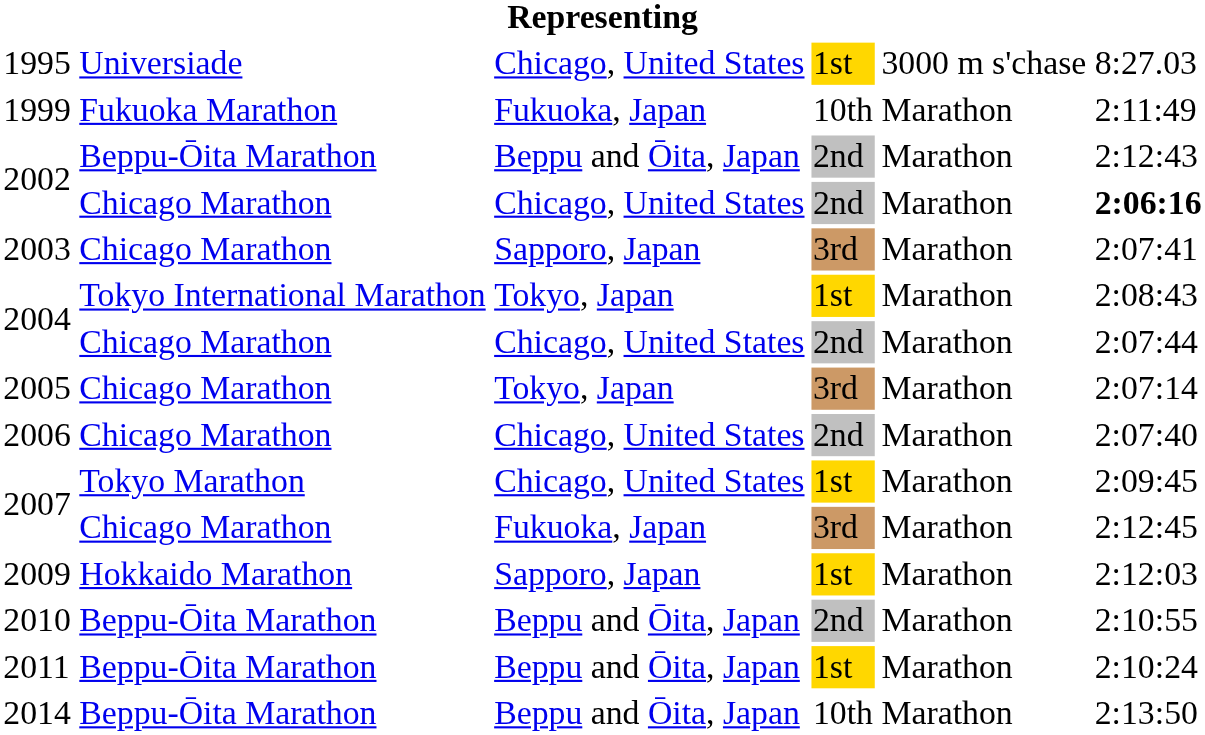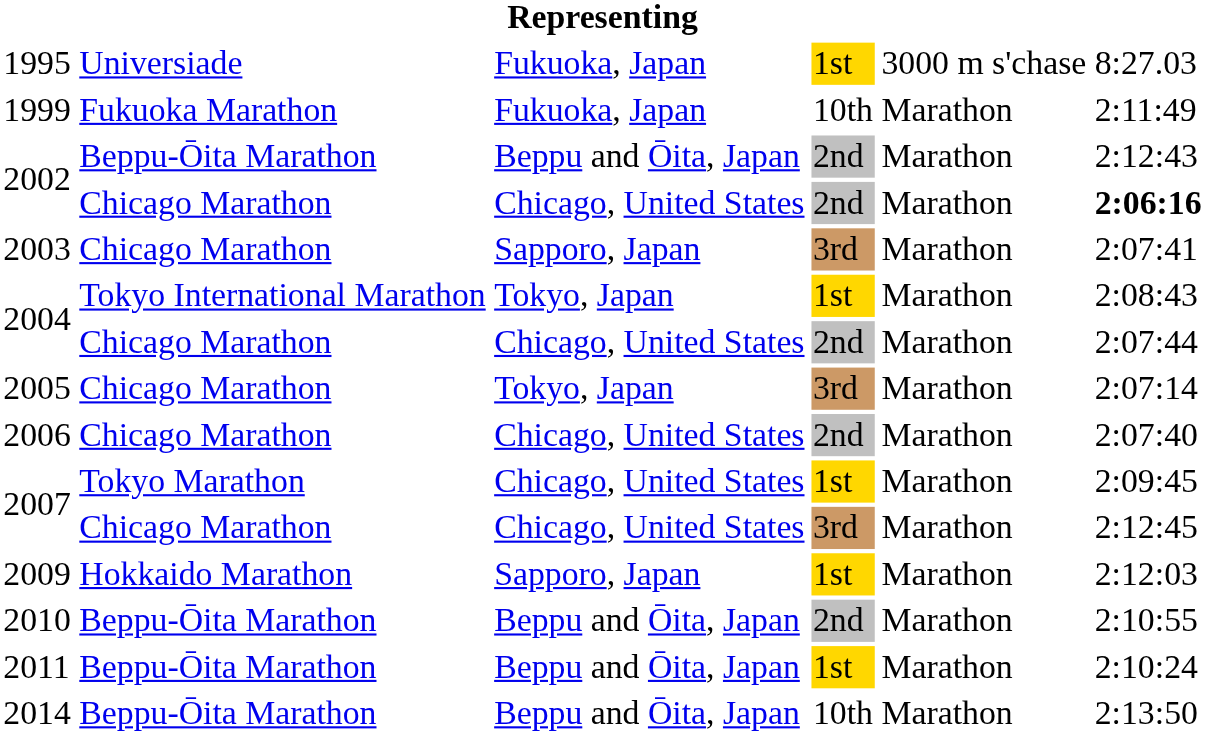(649, 63) Chicago, United States -> (600, 63) Fukuoka, Japan
(600, 527) Fukuoka, Japan -> (649, 527) Chicago, United States
